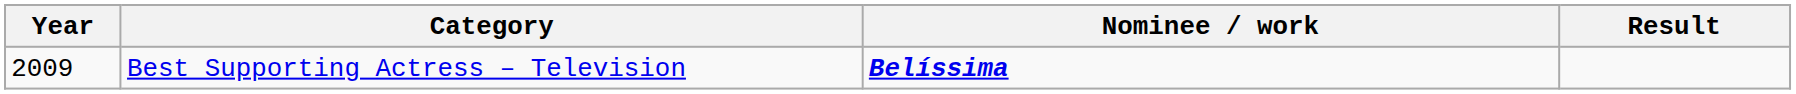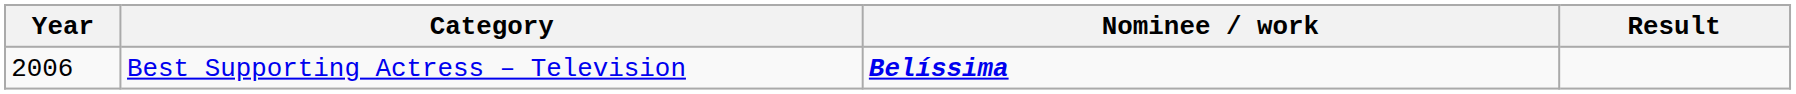(42, 68) 2009 -> (42, 68) 2006
